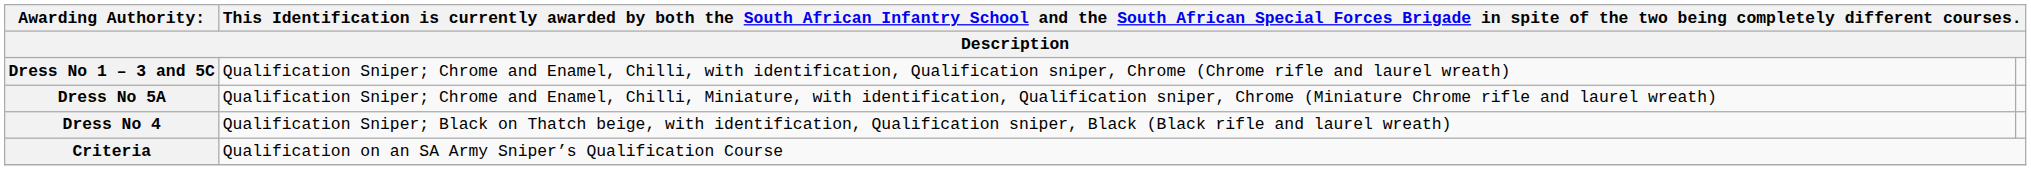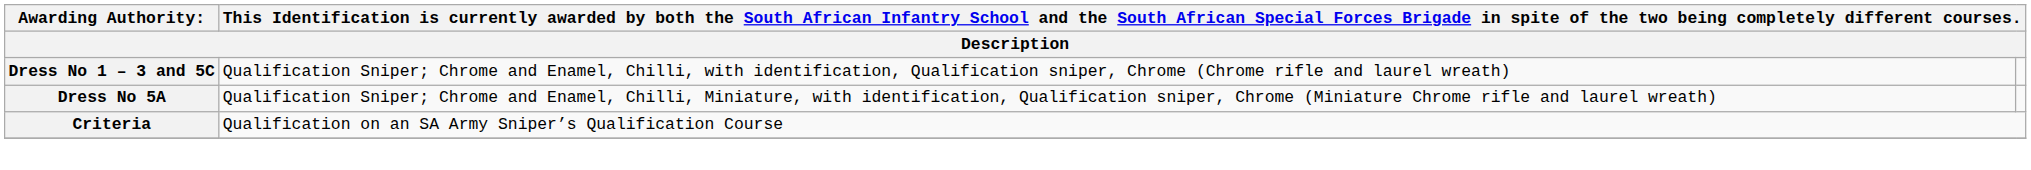- row: (112, 125)
